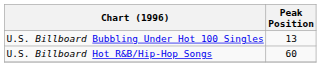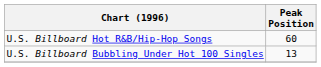rows swapped: (135, 39) <-> (109, 54)
